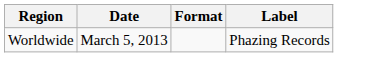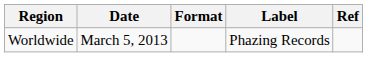+ column: (348, 16)
